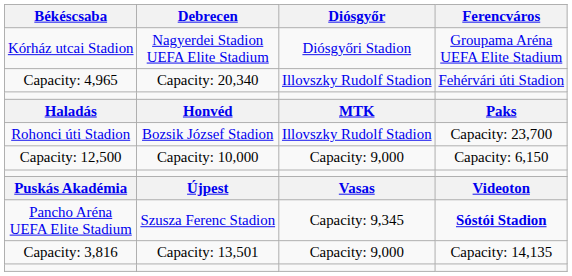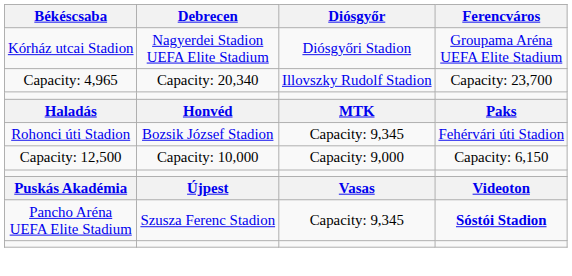(501, 80) Fehérvári úti Stadion -> (501, 80) Capacity: 23,700
(357, 134) Illovszky Rudolf Stadion -> (357, 134) Capacity: 9,345
(501, 134) Capacity: 23,700 -> (501, 134) Fehérvári úti Stadion
- row: (71, 252)
